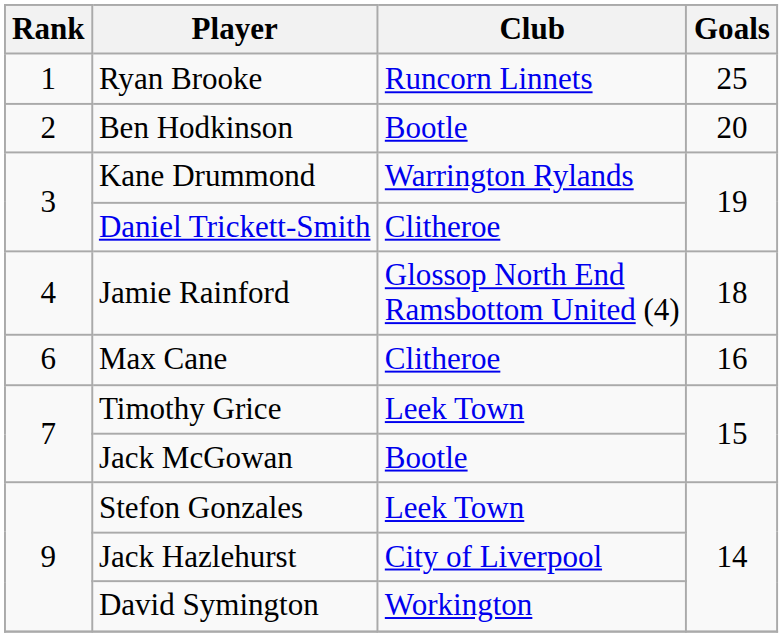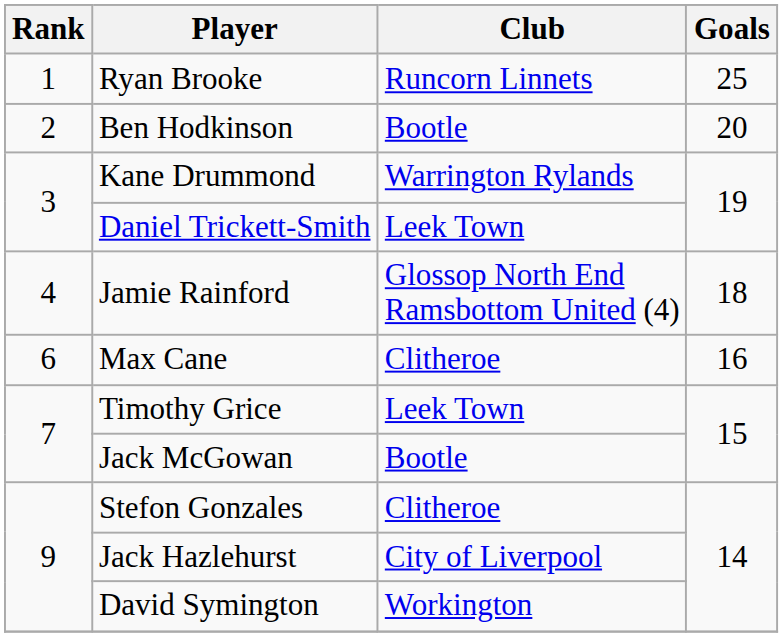(443, 226) Clitheroe -> (455, 226) Leek Town
(455, 507) Leek Town -> (443, 507) Clitheroe
